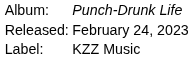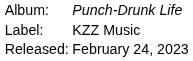rows swapped: (24, 49) <-> (37, 30)
